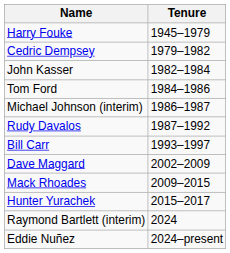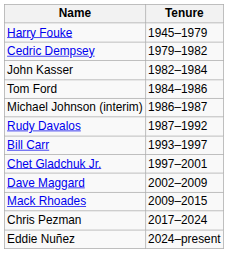+ row: (54, 164)
- row: (51, 201)
+ row: (44, 220)
- row: (76, 220)
